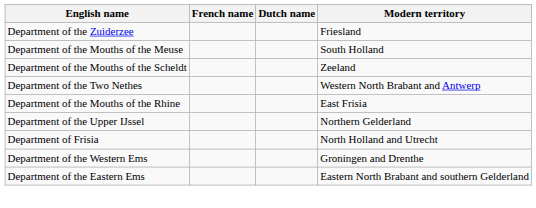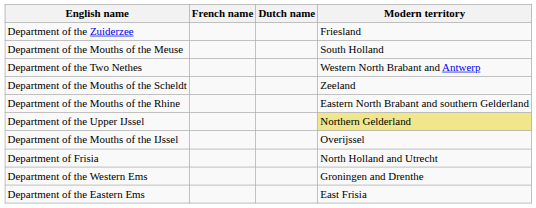rows swapped: (97, 67) <-> (75, 85)
(344, 103) East Frisia -> (425, 103) Eastern North Brabant and southern Gelderland
(366, 121) no background -> (366, 121) khaki background
+ row: (93, 139)
(425, 175) Eastern North Brabant and southern Gelderland -> (344, 193) East Frisia
